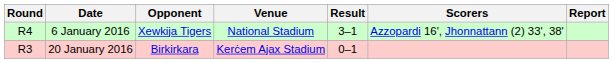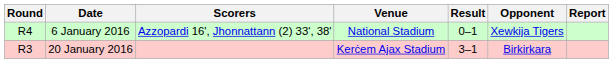columns swapped: (175, 13) <-> (467, 13)
(348, 31) 3–1 -> (468, 31) 0–1
(348, 49) 0–1 -> (468, 49) 3–1
